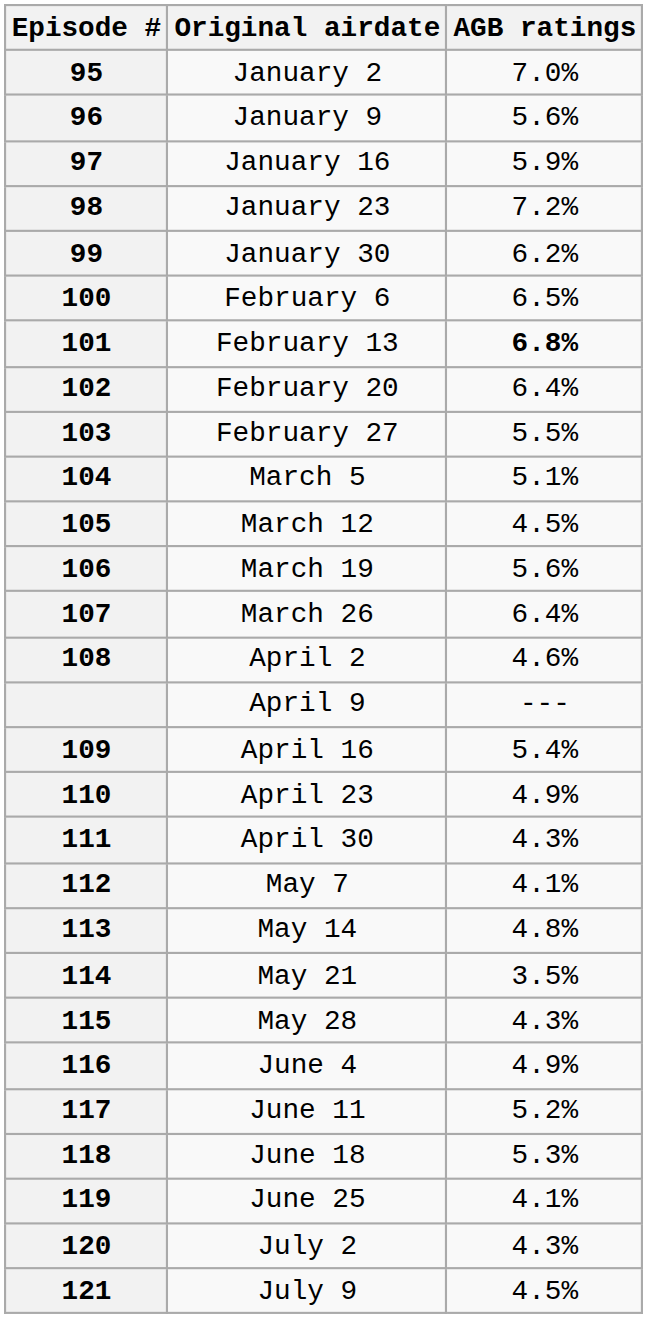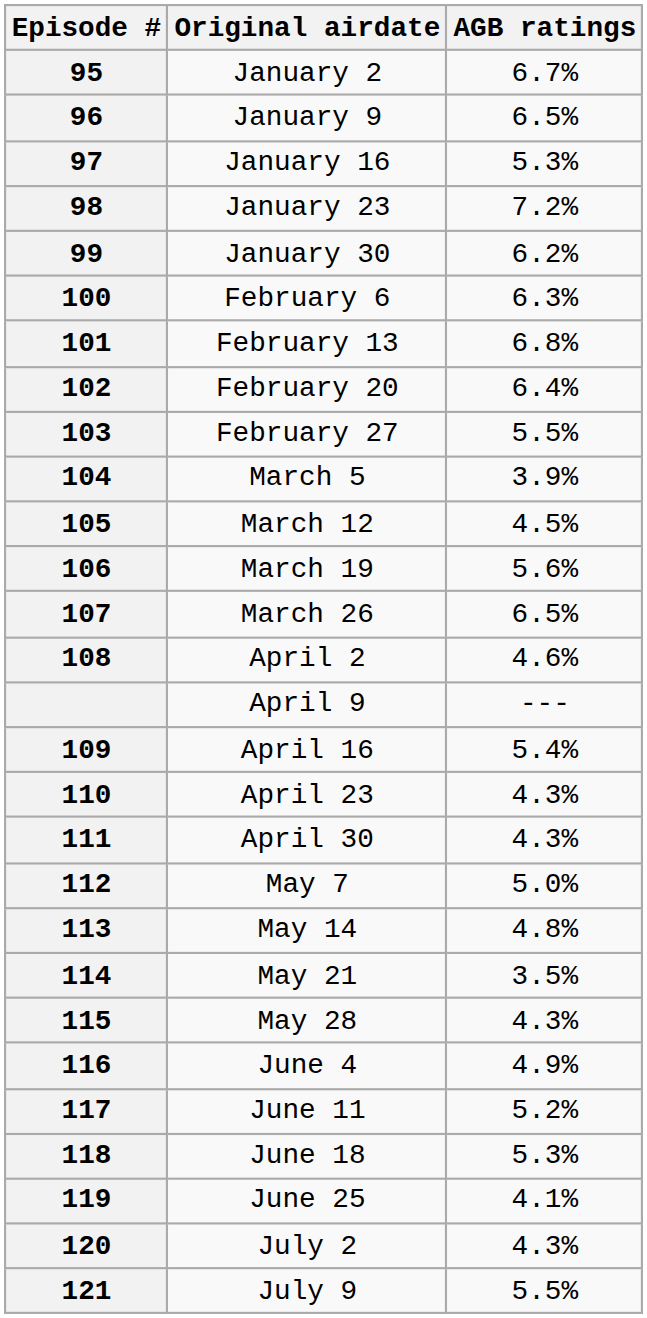(545, 73) 7.0% -> (545, 73) 6.7%
(545, 118) 5.6% -> (545, 118) 6.5%
(545, 163) 5.9% -> (545, 163) 5.3%
(545, 298) 6.5% -> (545, 298) 6.3%
(545, 344) bold -> (545, 344) normal
(545, 479) 5.1% -> (545, 479) 3.9%
(545, 614) 6.4% -> (545, 614) 6.5%
(545, 795) 4.9% -> (545, 795) 4.3%
(545, 885) 4.1% -> (545, 885) 5.0%
(545, 1291) 4.5% -> (545, 1291) 5.5%
